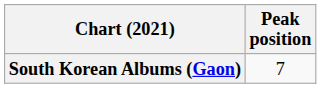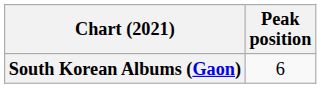(280, 68) 7 -> (280, 68) 6
